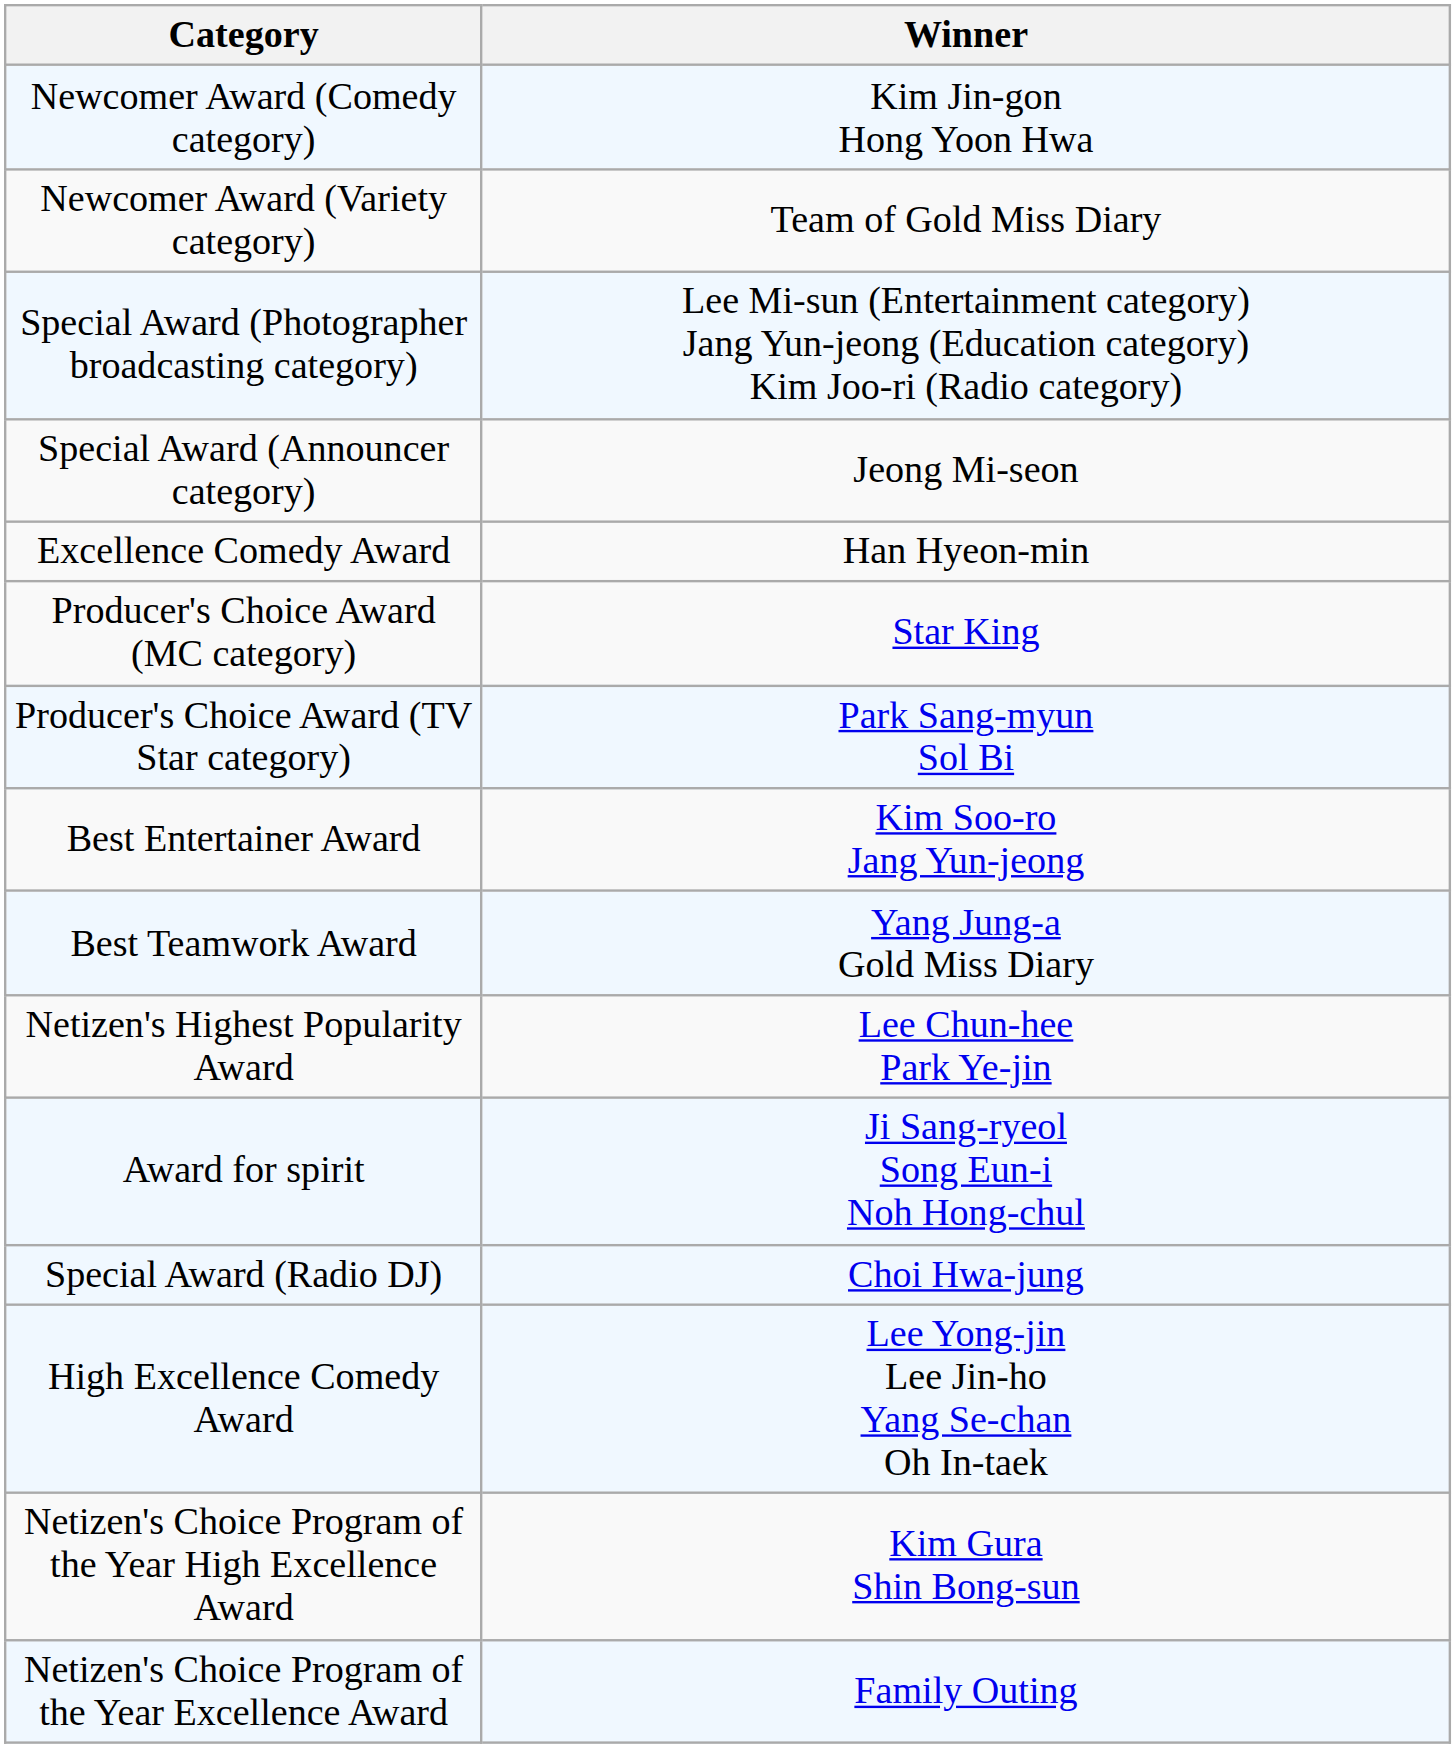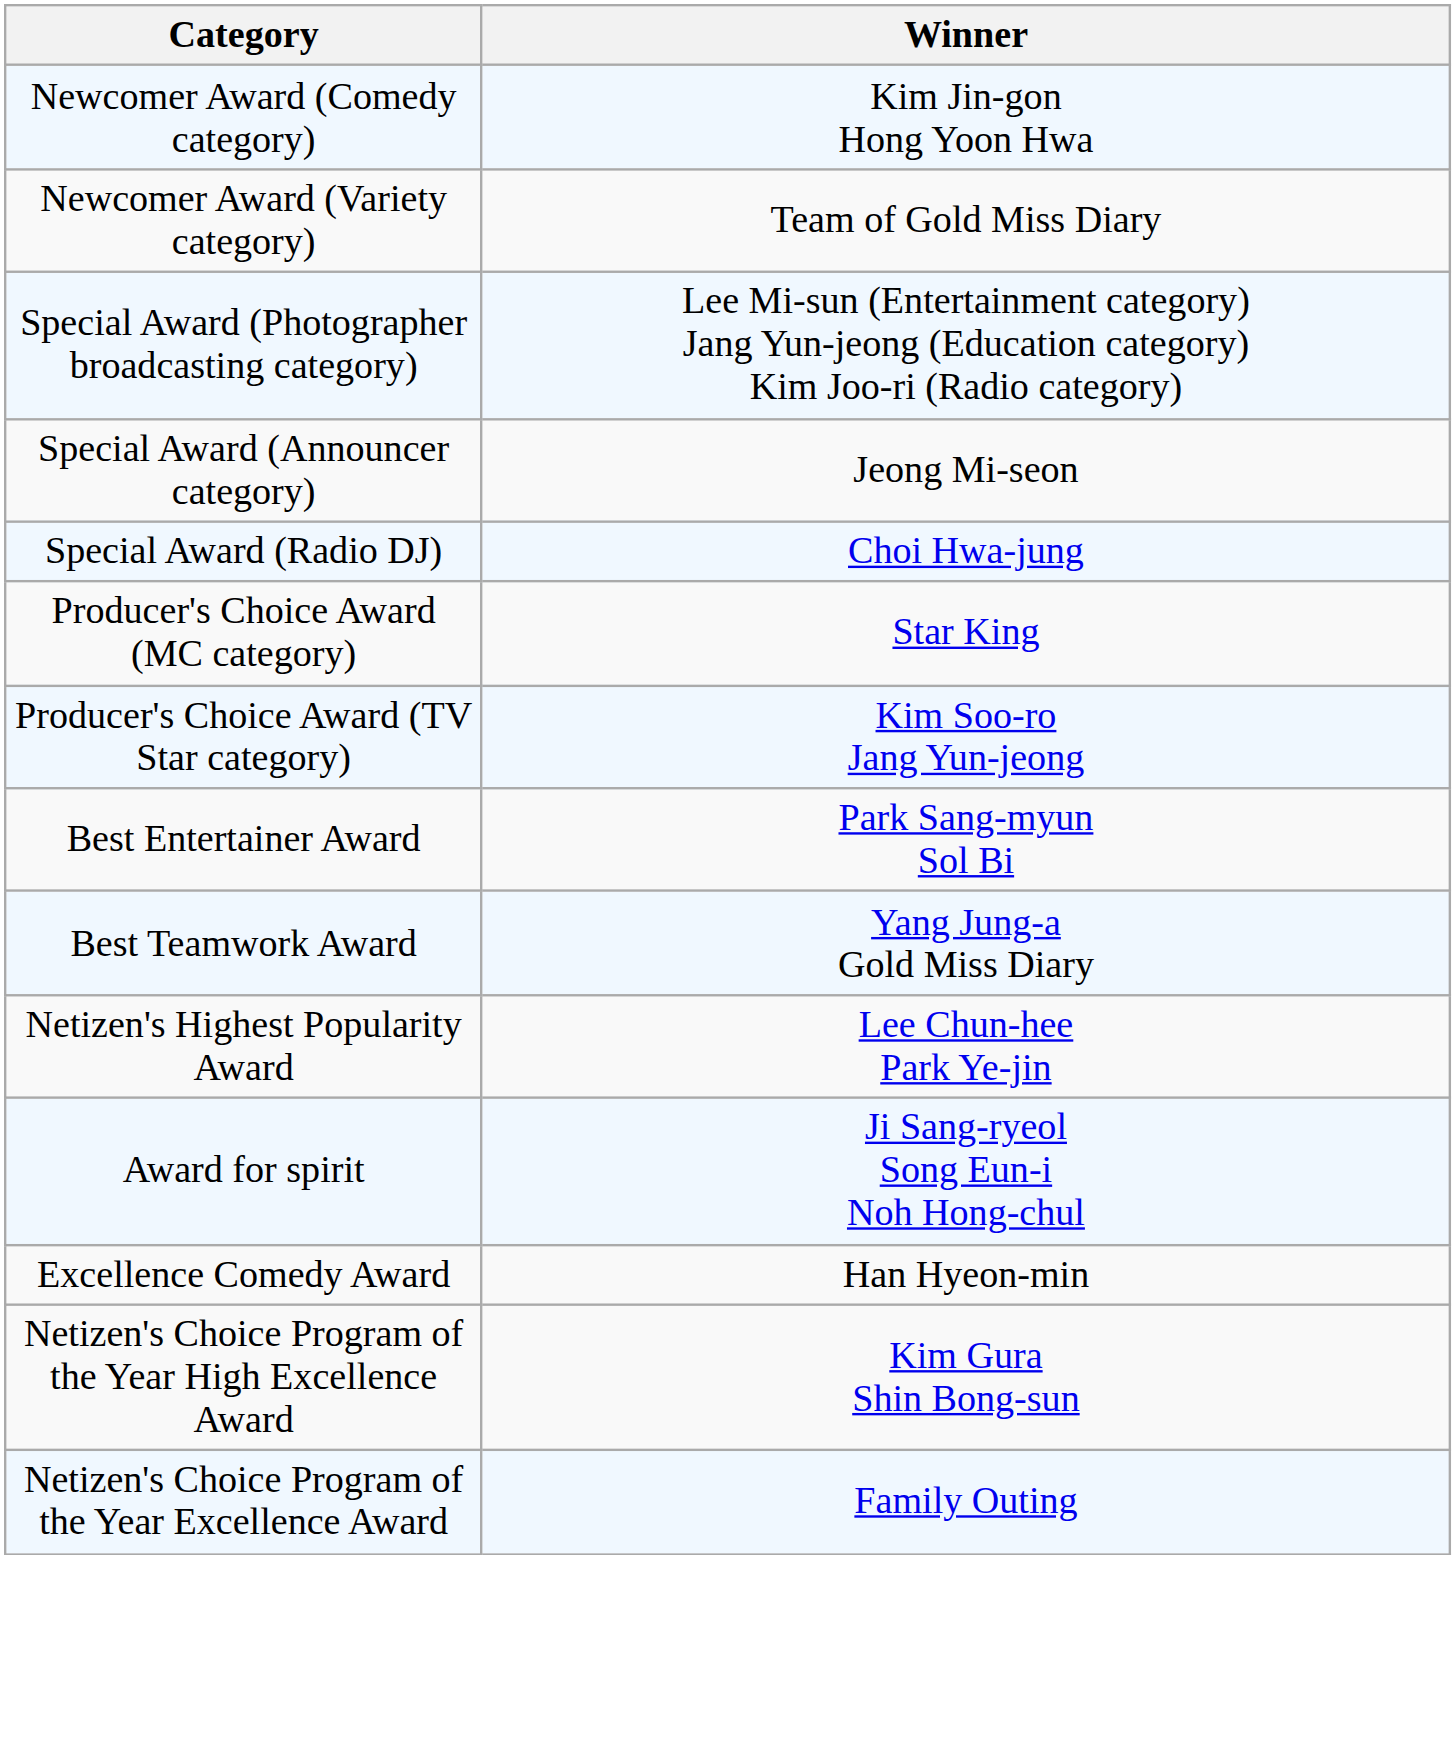rows swapped: (244, 1273) <-> (244, 550)
(966, 735) Park Sang-myun Sol Bi -> (966, 735) Kim Soo-ro Jang Yun-jeong
(966, 839) Kim Soo-ro Jang Yun-jeong -> (966, 839) Park Sang-myun Sol Bi
- row: (244, 1398)
